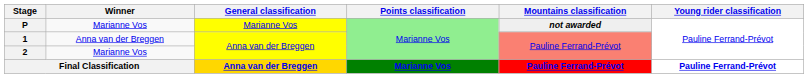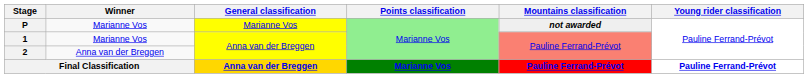(120, 38) Anna van der Breggen -> (120, 38) Marianne Vos
(120, 52) Marianne Vos -> (120, 52) Anna van der Breggen
